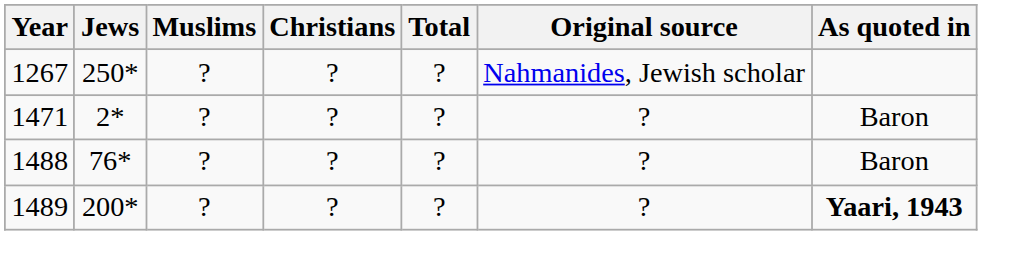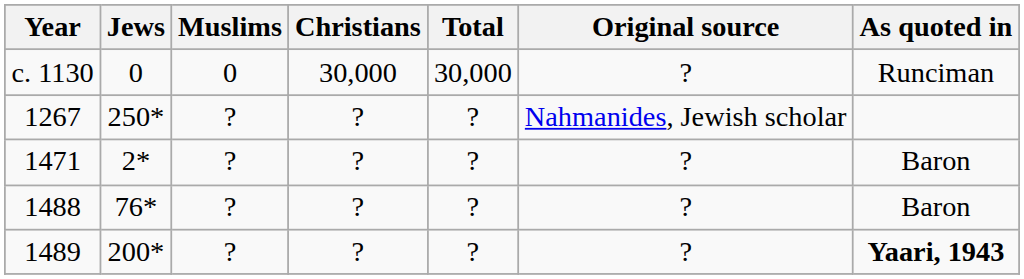+ row: (53, 71)
